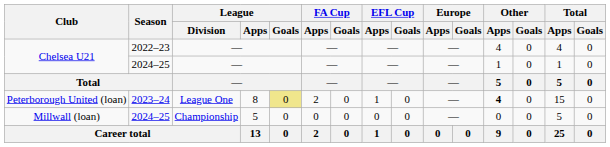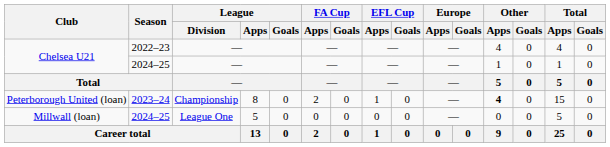(206, 99) League One -> (206, 99) Championship
(286, 99) khaki background -> (286, 99) no background
(206, 116) Championship -> (206, 116) League One
